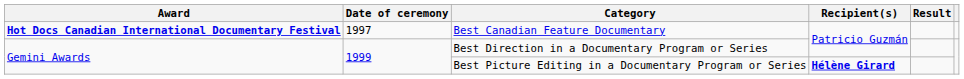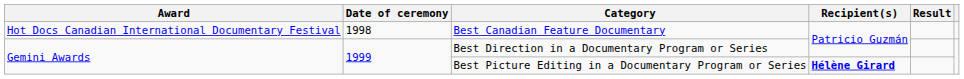(174, 30) bold -> (174, 30) normal
(359, 30) 1997 -> (359, 30) 1998
